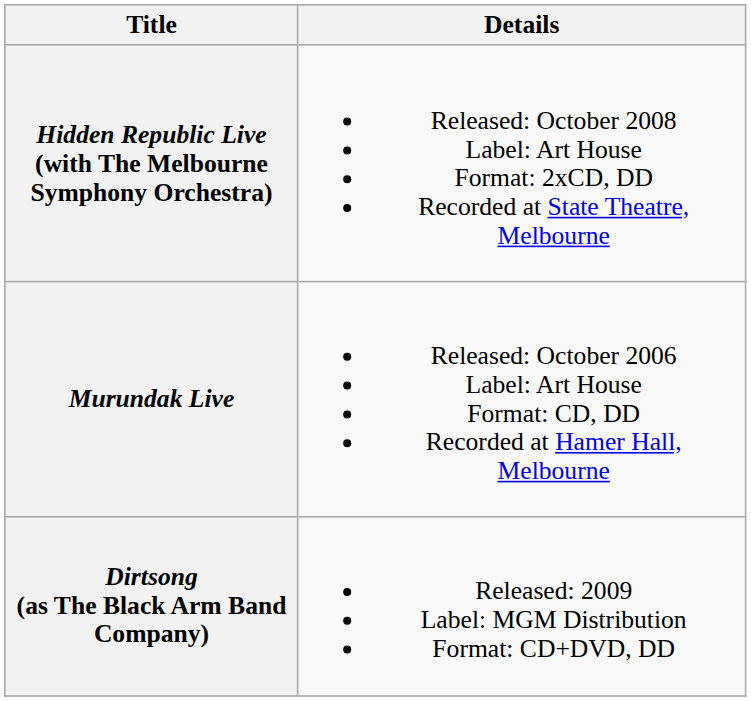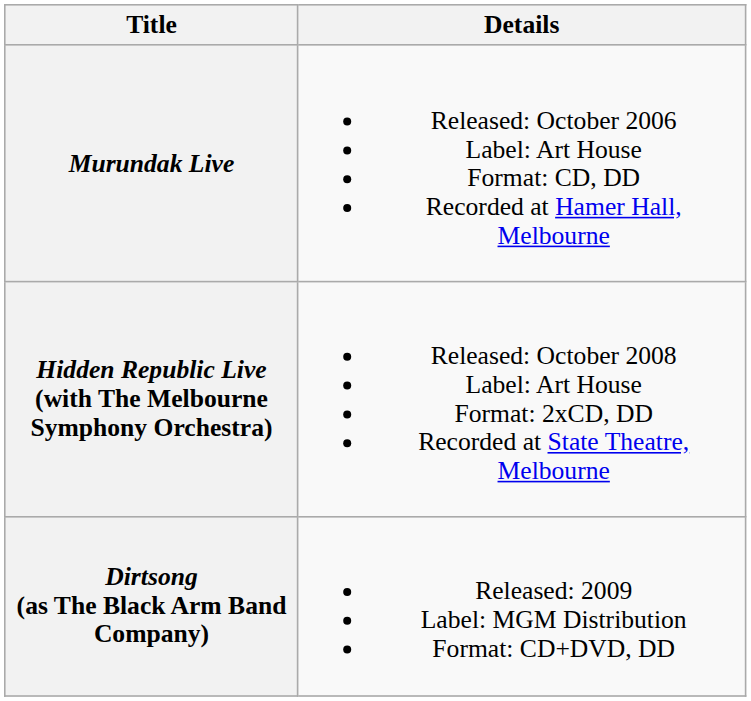rows swapped: (151, 398) <-> (151, 163)
